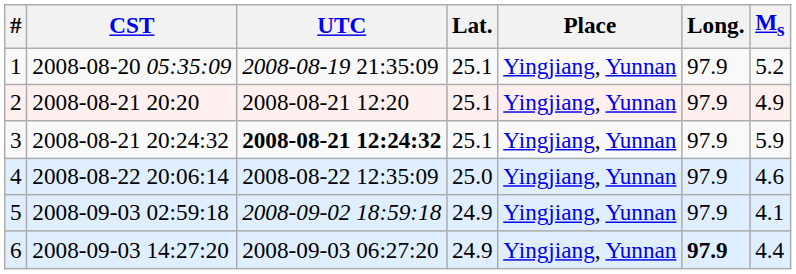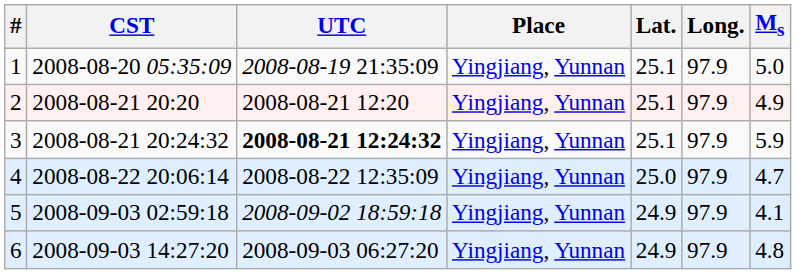columns swapped: (590, 25) <-> (472, 25)
(770, 65) 5.2 -> (770, 65) 5.0
(770, 176) 4.6 -> (770, 176) 4.7
(707, 249) bold -> (707, 249) normal
(770, 249) 4.4 -> (770, 249) 4.8
